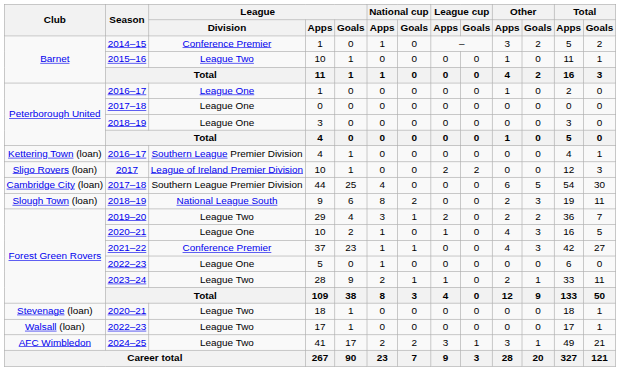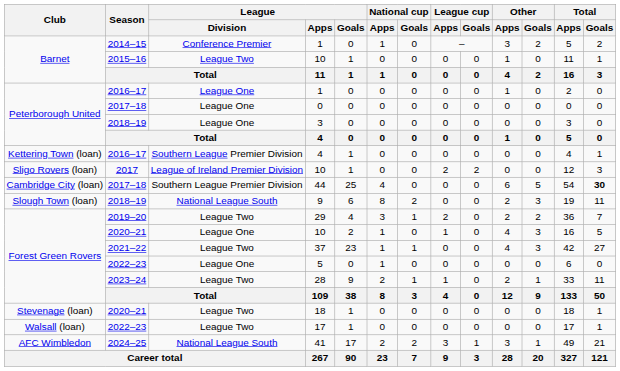(599, 185) normal -> (599, 185) bold
(227, 248) Conference Premier -> (227, 248) League Two
(227, 342) League Two -> (227, 342) National League South
